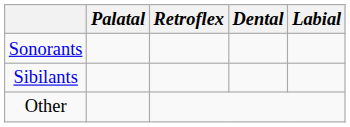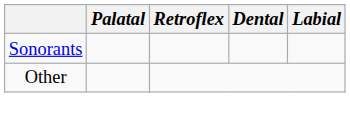- row: (46, 77)
